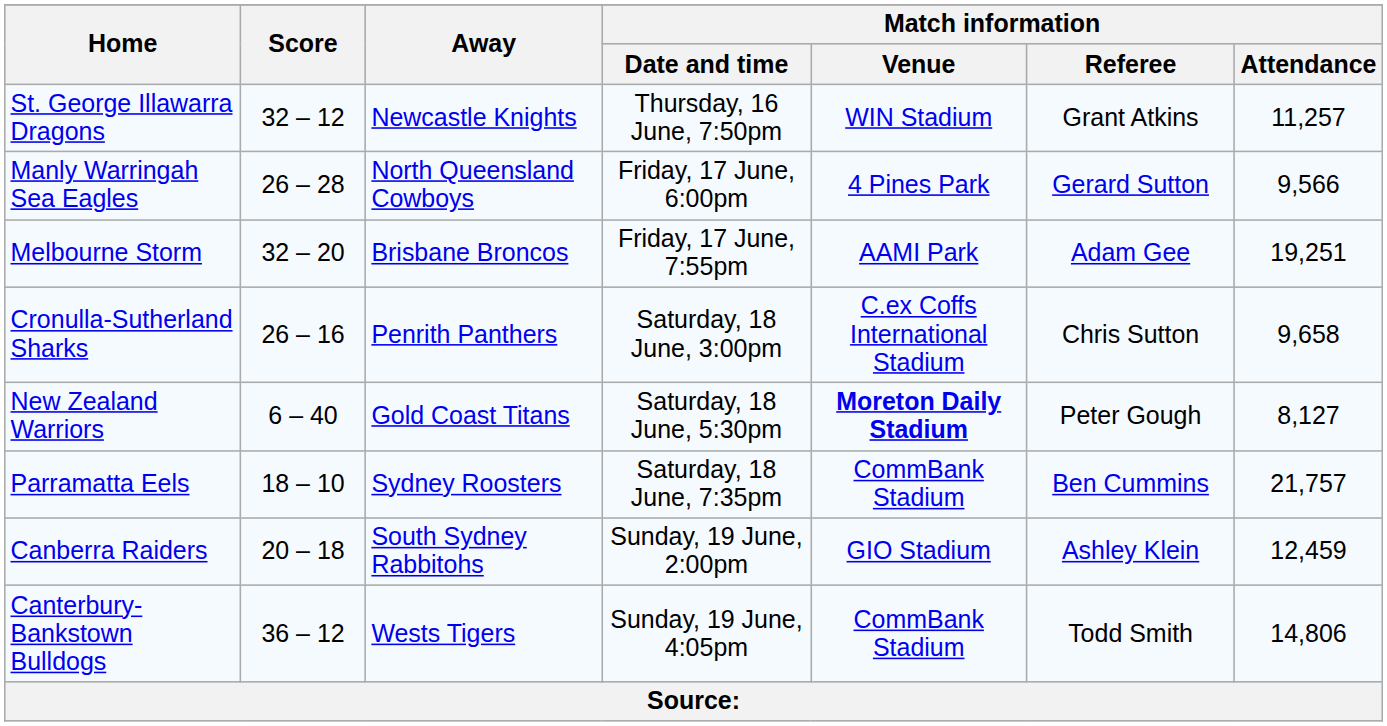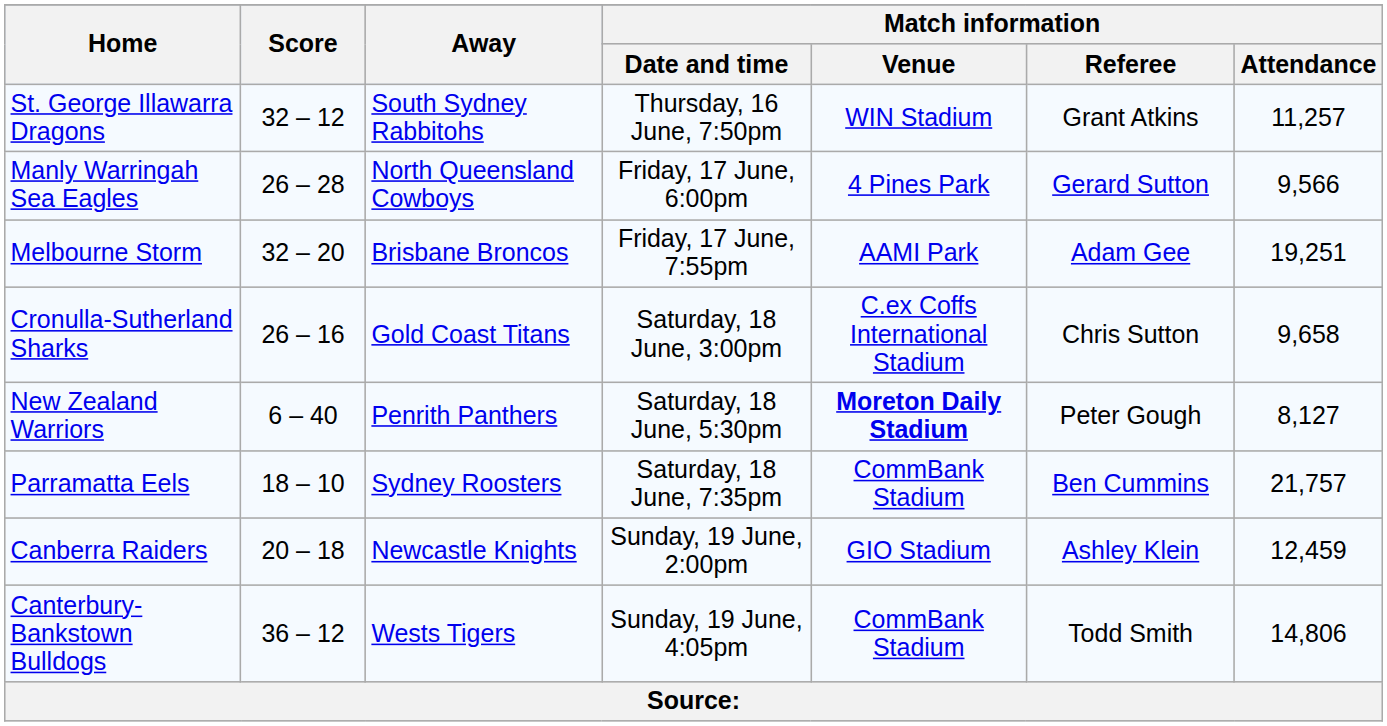(474, 117) Newcastle Knights -> (449, 117) South Sydney Rabbitohs
(464, 334) Penrith Panthers -> (471, 334) Gold Coast Titans
(471, 416) Gold Coast Titans -> (464, 416) Penrith Panthers
(449, 551) South Sydney Rabbitohs -> (474, 551) Newcastle Knights
